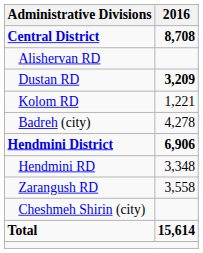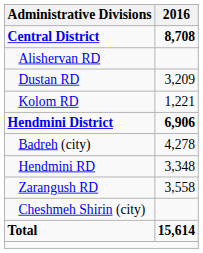(180, 79) bold -> (180, 79) normal
rows swapped: (55, 123) <-> (60, 144)
